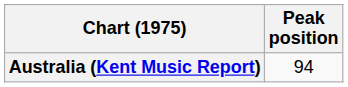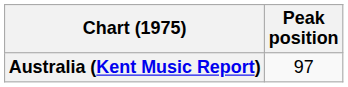(304, 67) 94 -> (304, 67) 97
